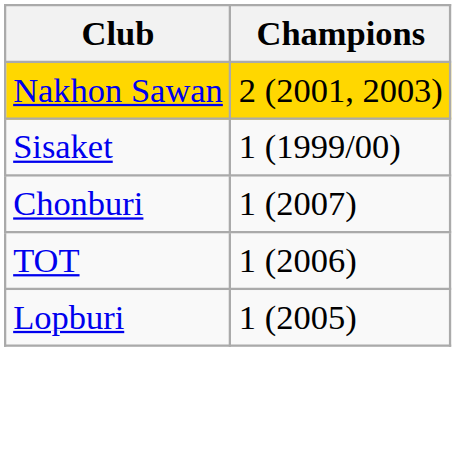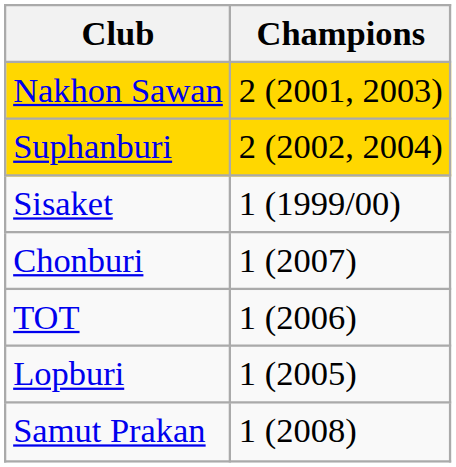+ row: (93, 146)
+ row: (109, 431)
